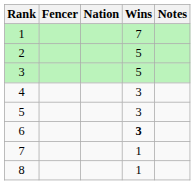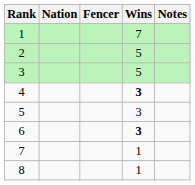columns swapped: (60, 14) <-> (101, 14)
(138, 92) normal -> (138, 92) bold
